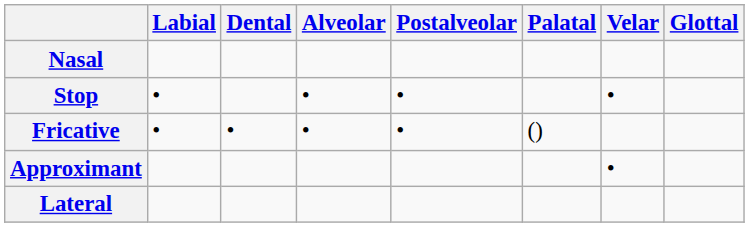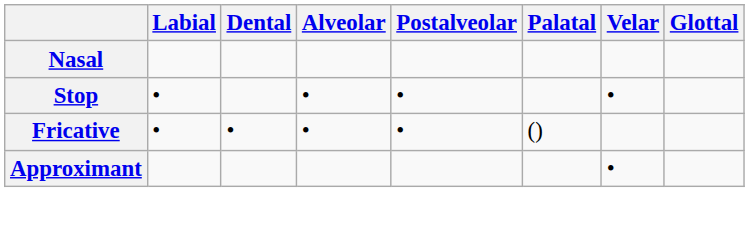- row: (76, 204)
